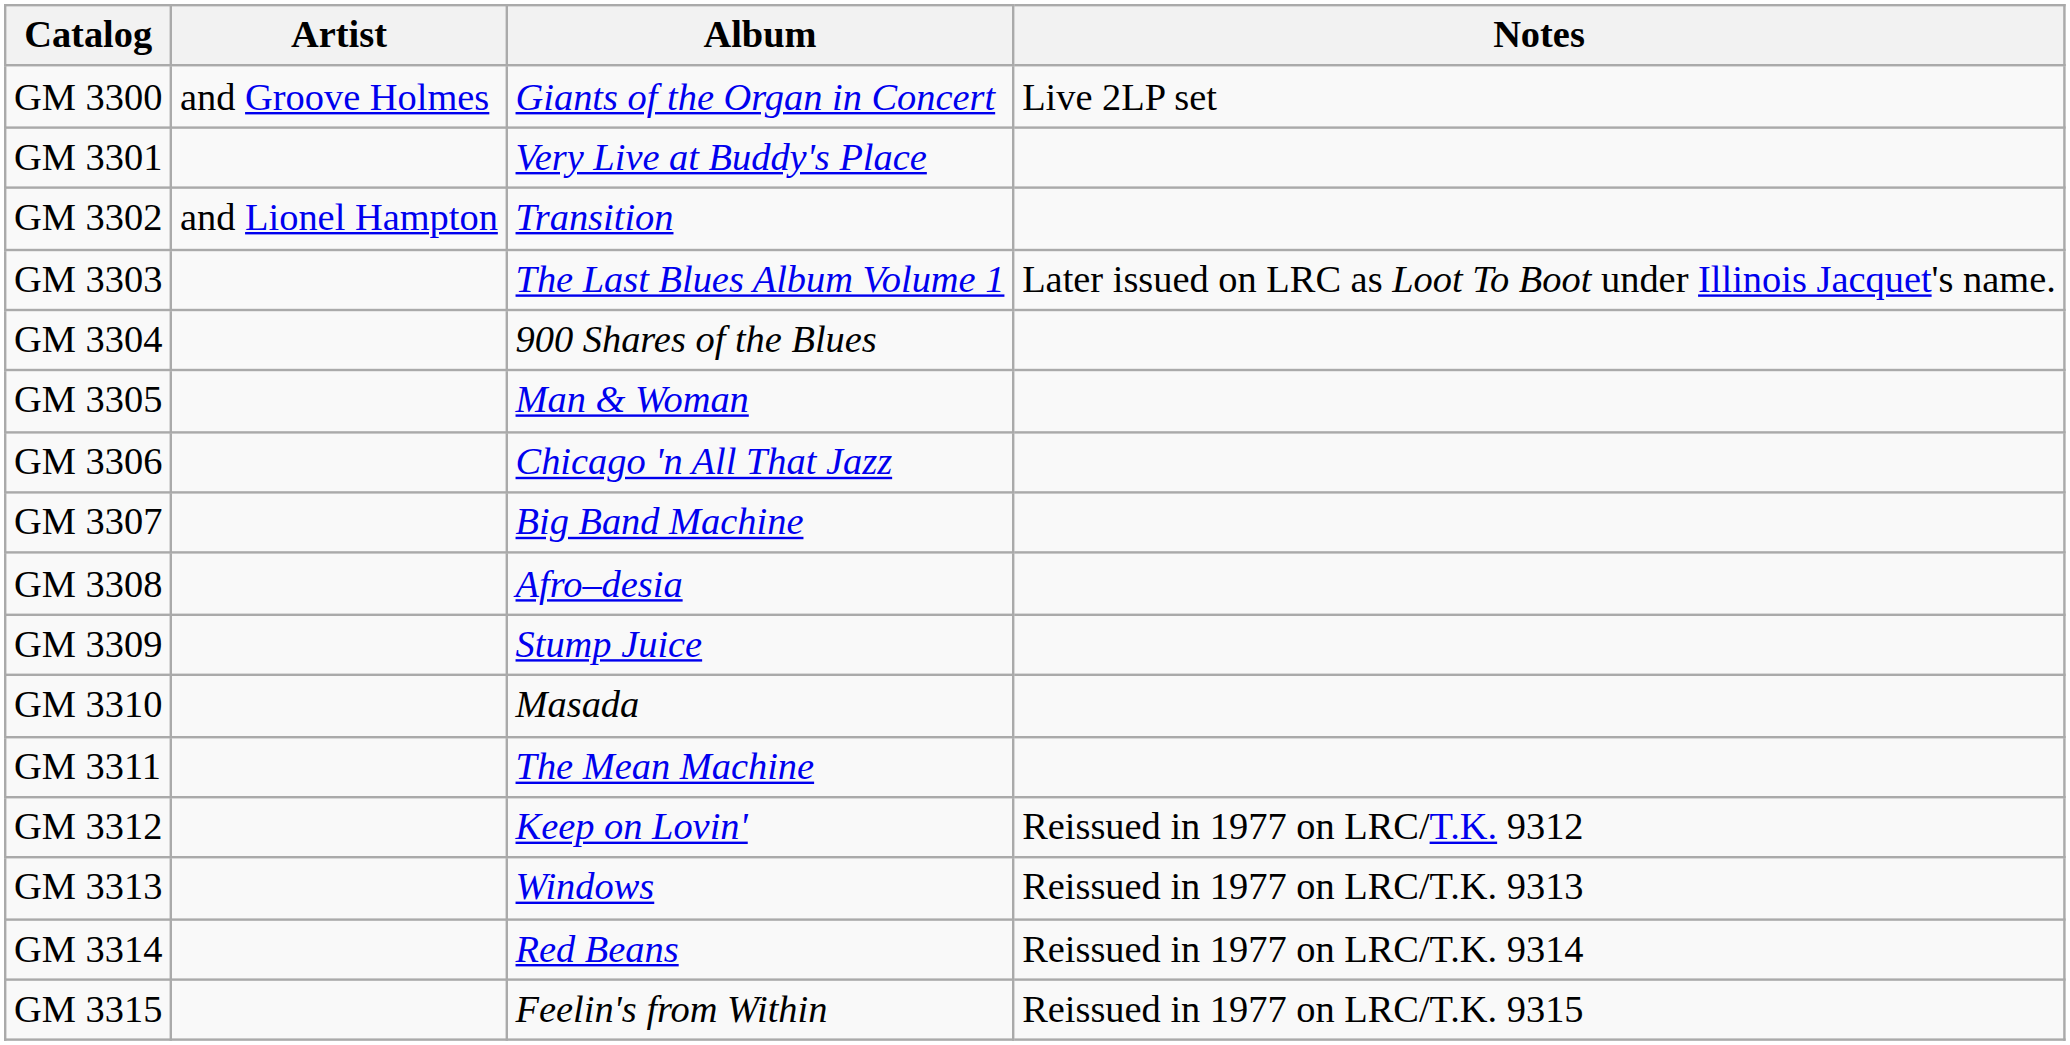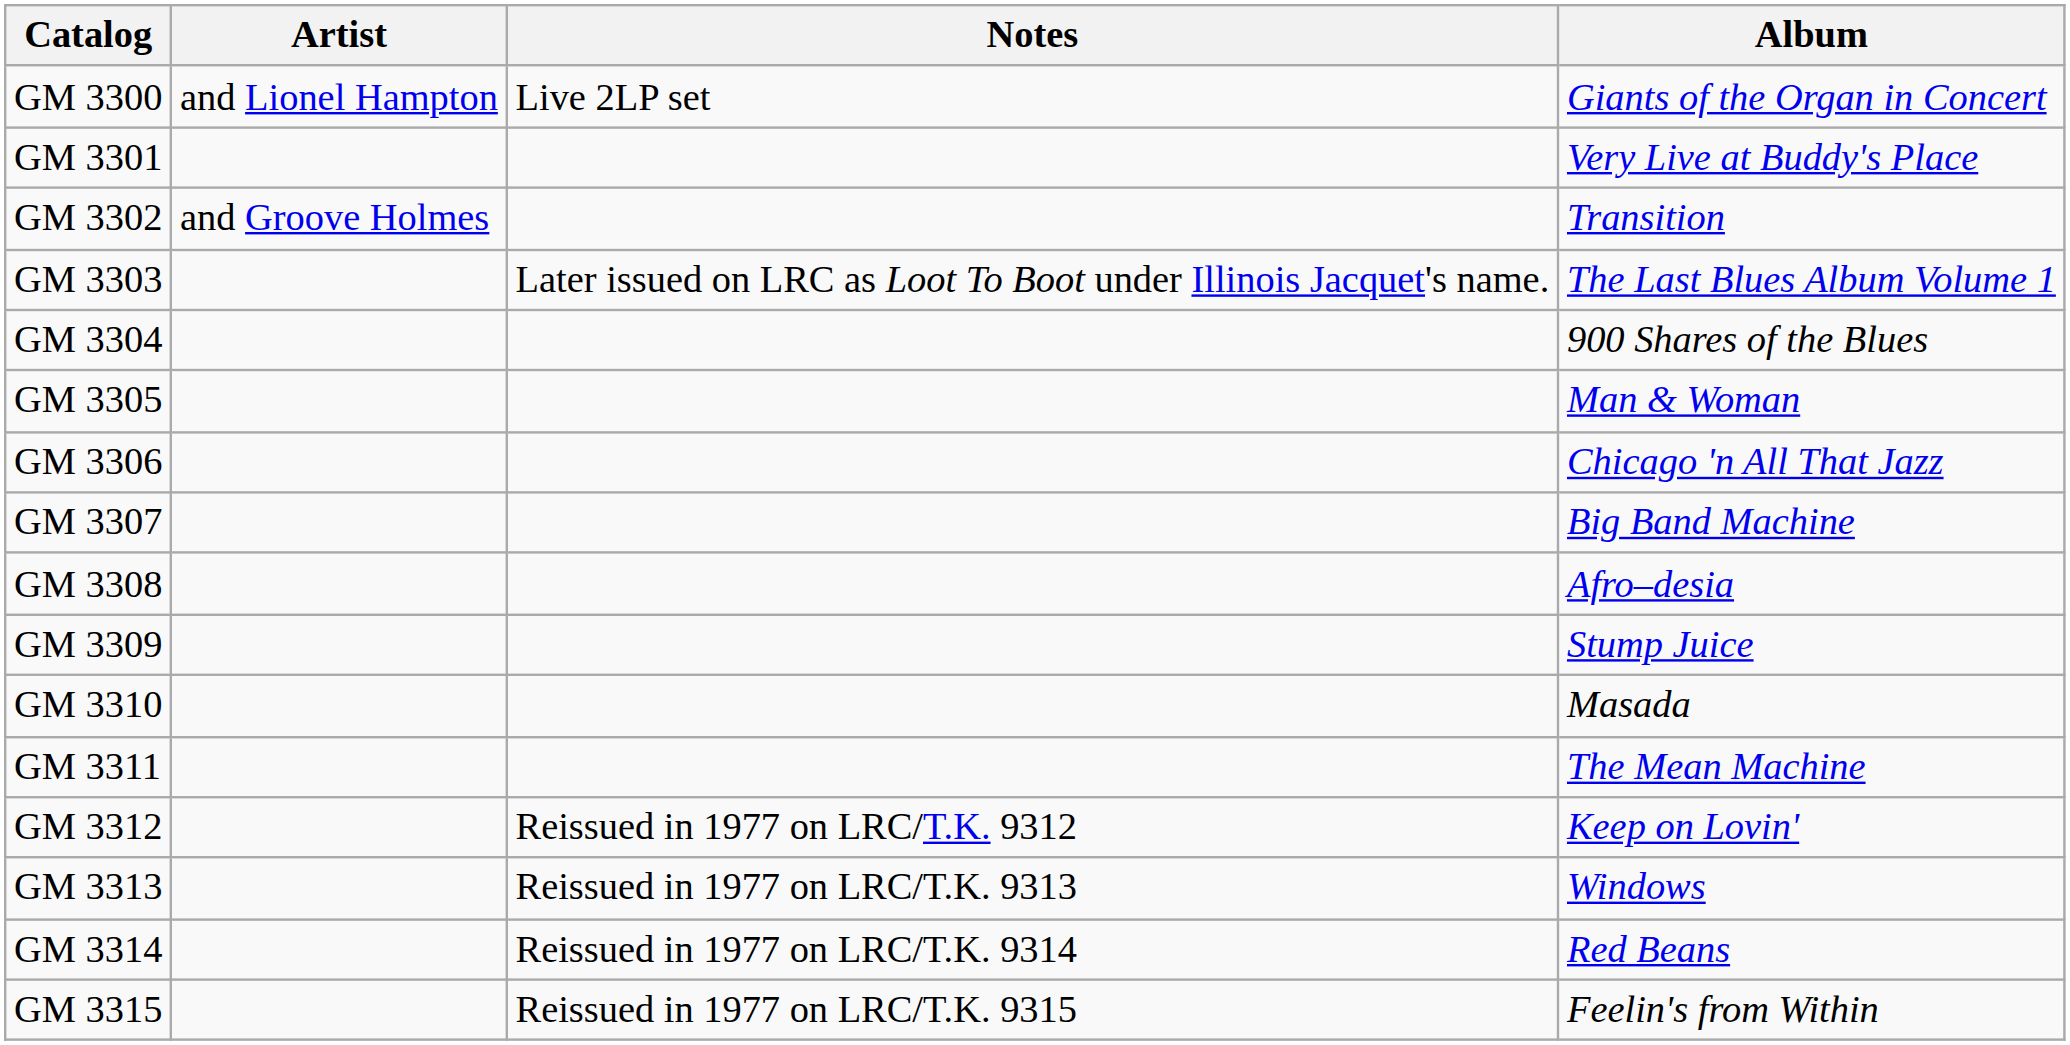columns swapped: (760, 34) <-> (1539, 34)
(335, 95) and Groove Holmes -> (339, 95) and Lionel Hampton
(339, 217) and Lionel Hampton -> (335, 217) and Groove Holmes
